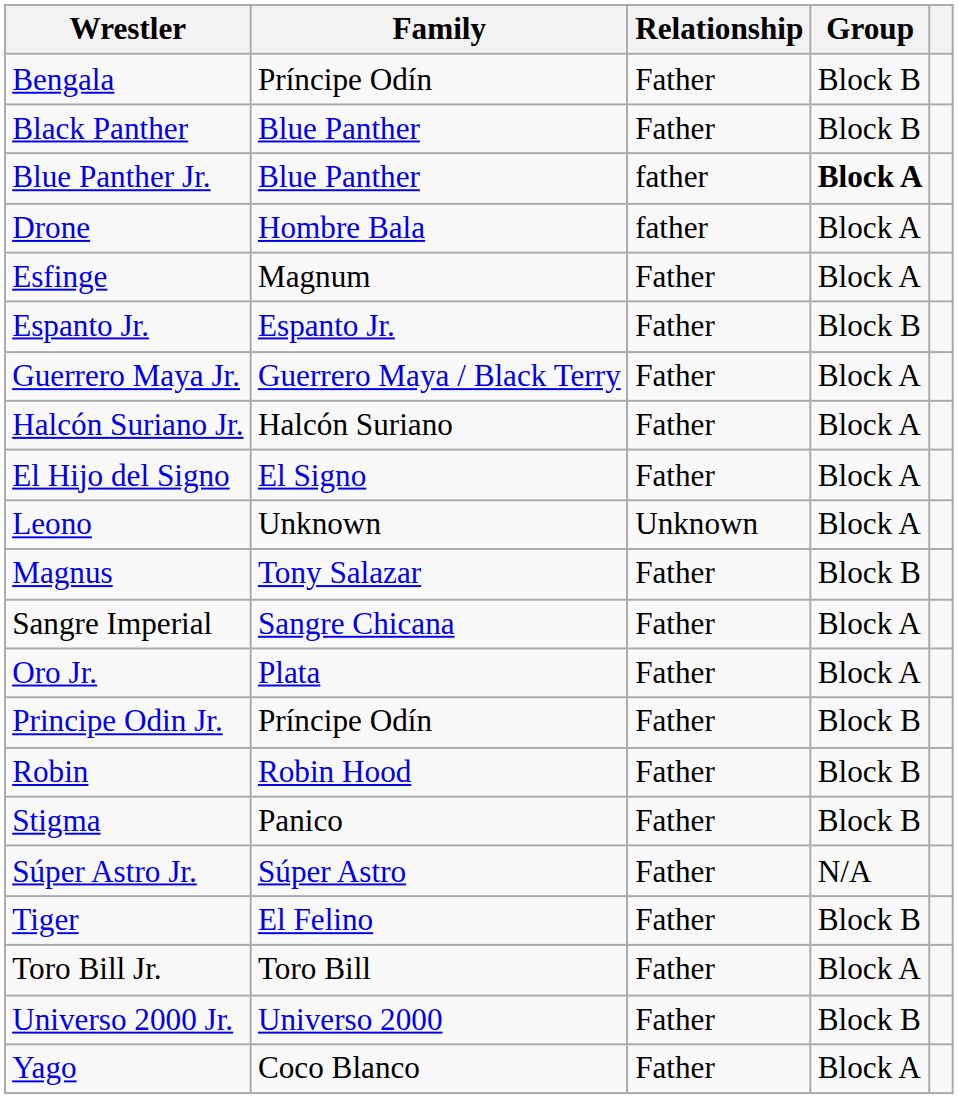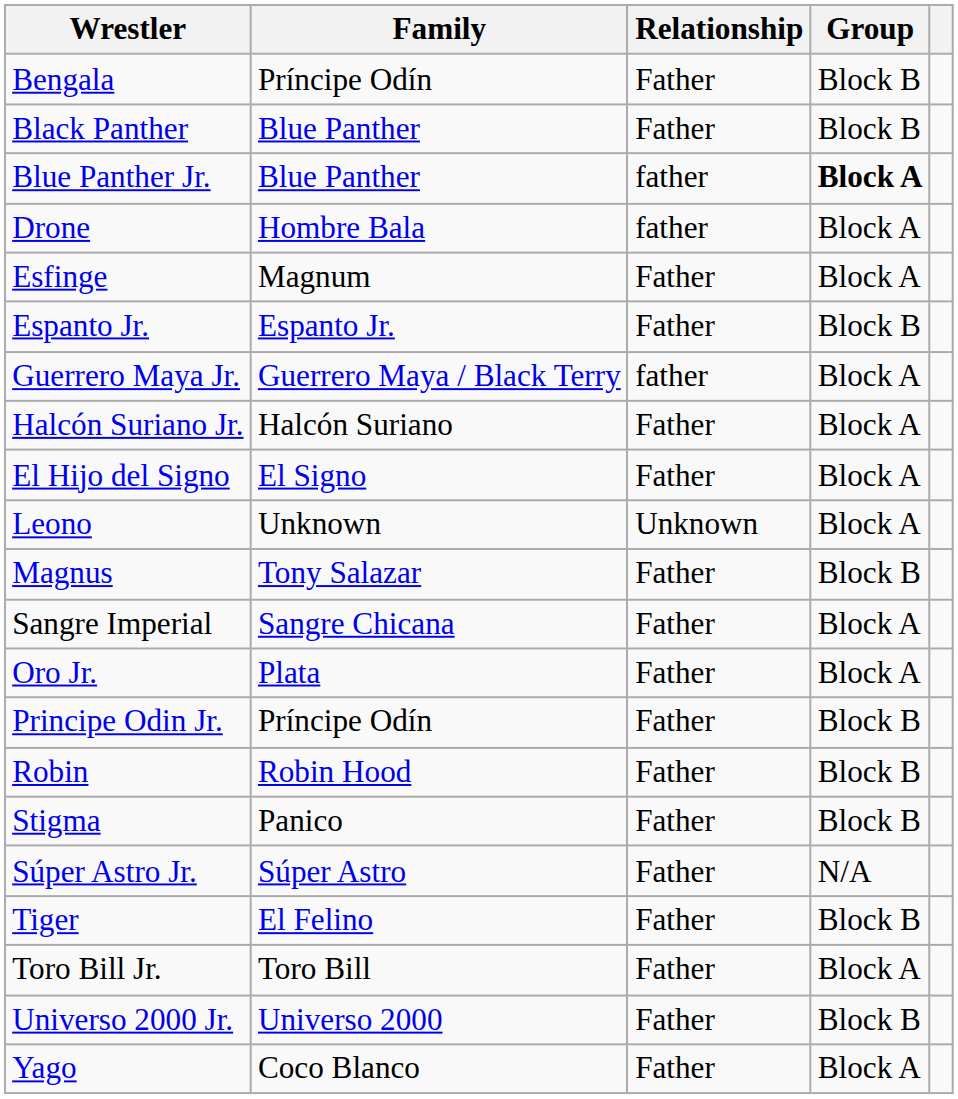(675, 375) Father -> (672, 375) father
